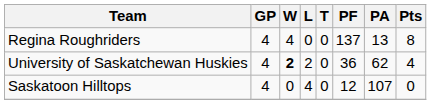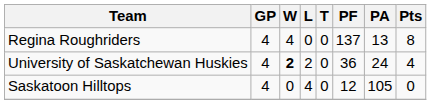(380, 63) 62 -> (380, 63) 24
(380, 87) 107 -> (380, 87) 105
